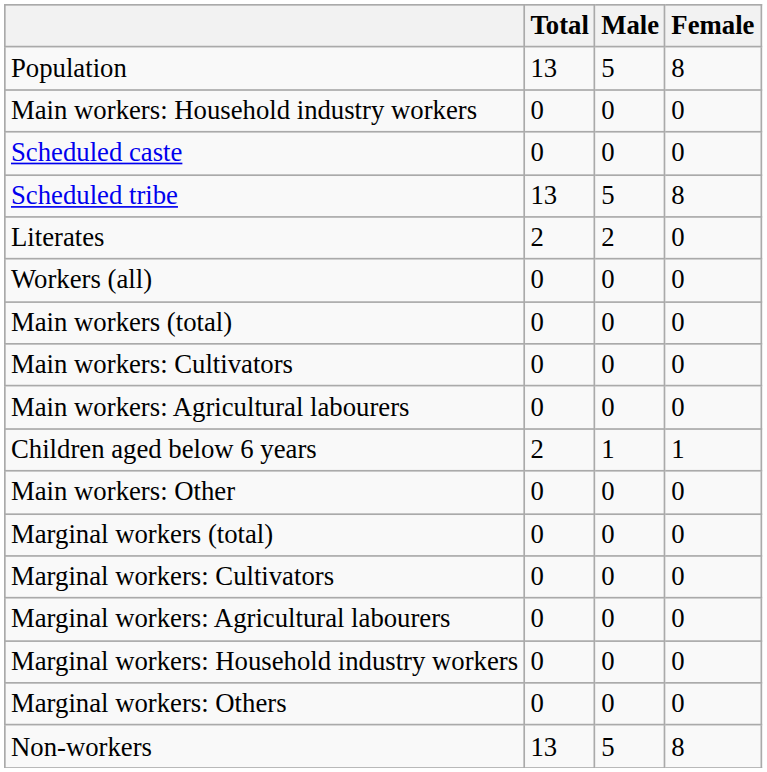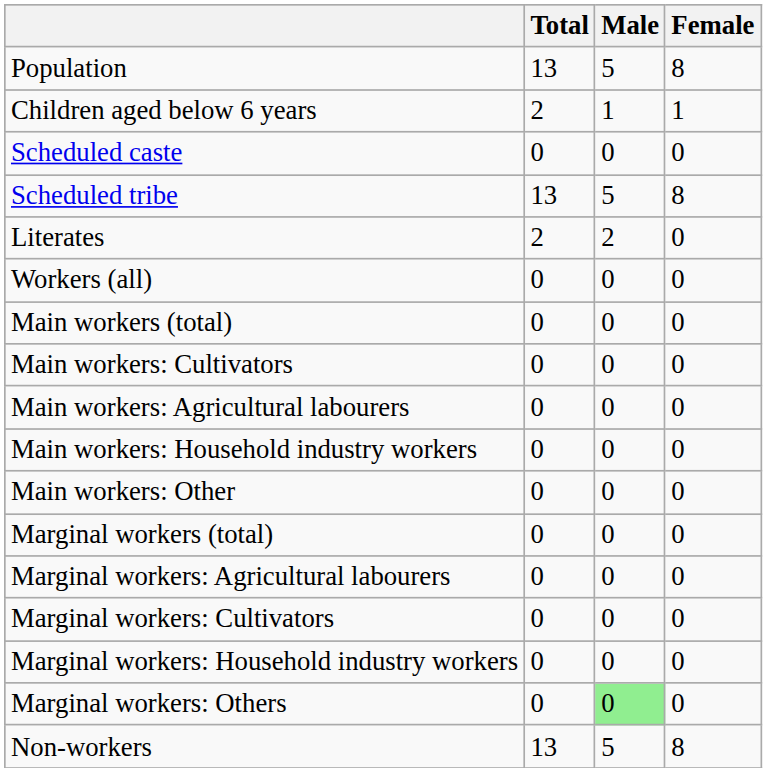rows swapped: (164, 449) <-> (244, 110)
rows swapped: (173, 576) <-> (231, 618)
(608, 703) no background -> (608, 703) lightgreen background
